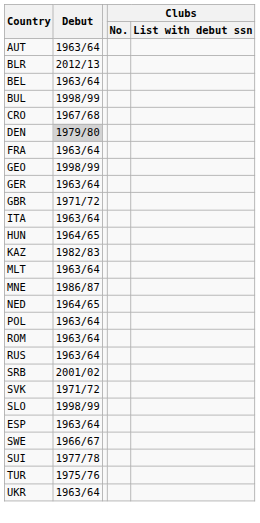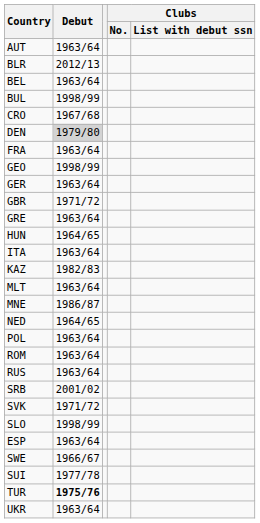+ row: (16, 218)
rows swapped: (16, 235) <-> (16, 218)
(78, 475) normal -> (78, 492) bold
